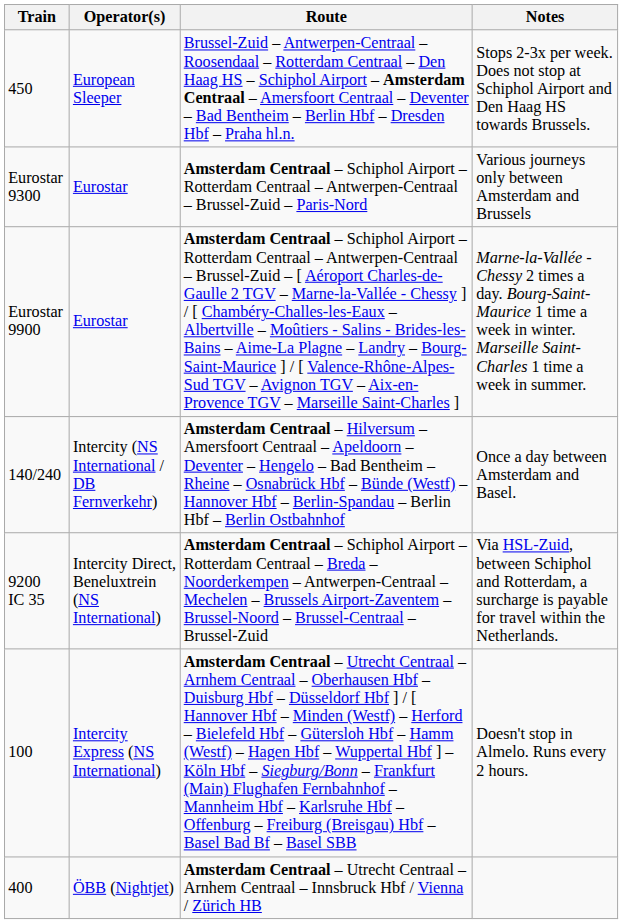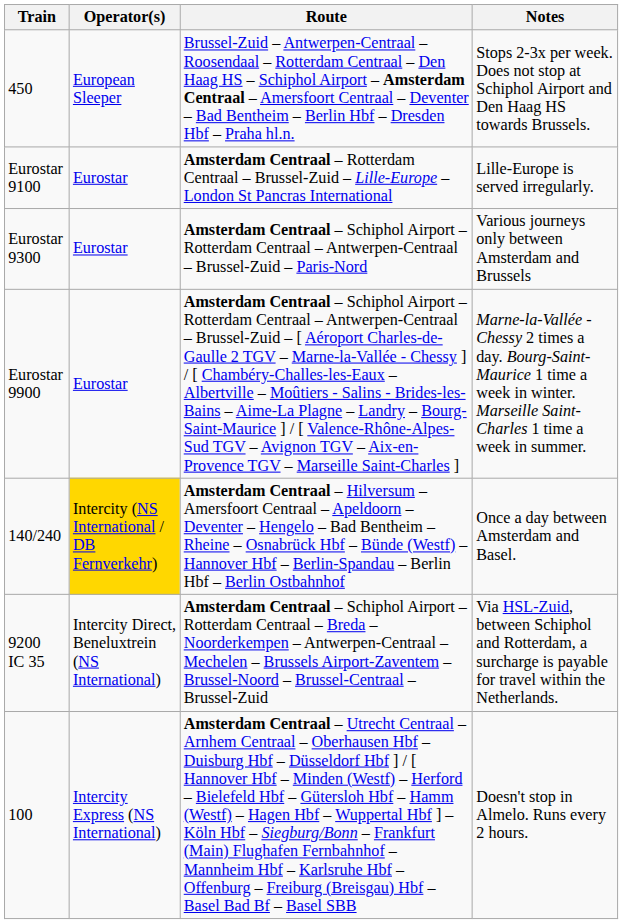+ row: (36, 177)
(118, 474) no background -> (118, 536) gold background
- row: (20, 887)
